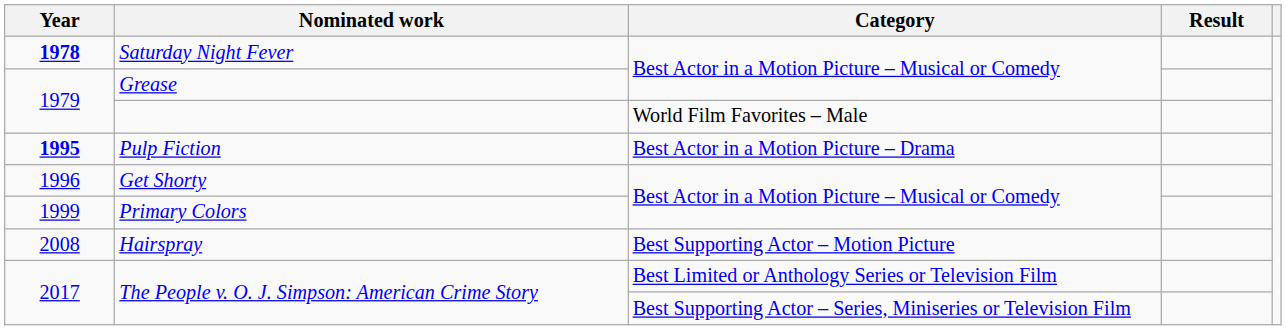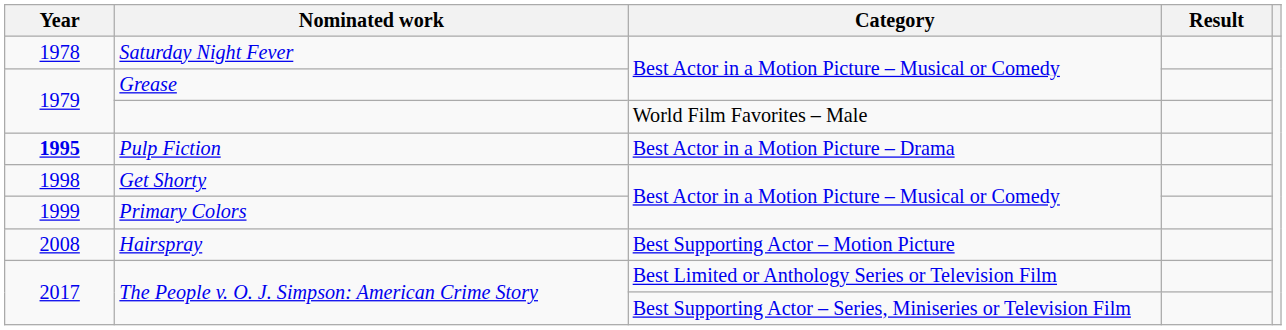(60, 52) bold -> (60, 52) normal
(60, 180) 1996 -> (60, 180) 1998
